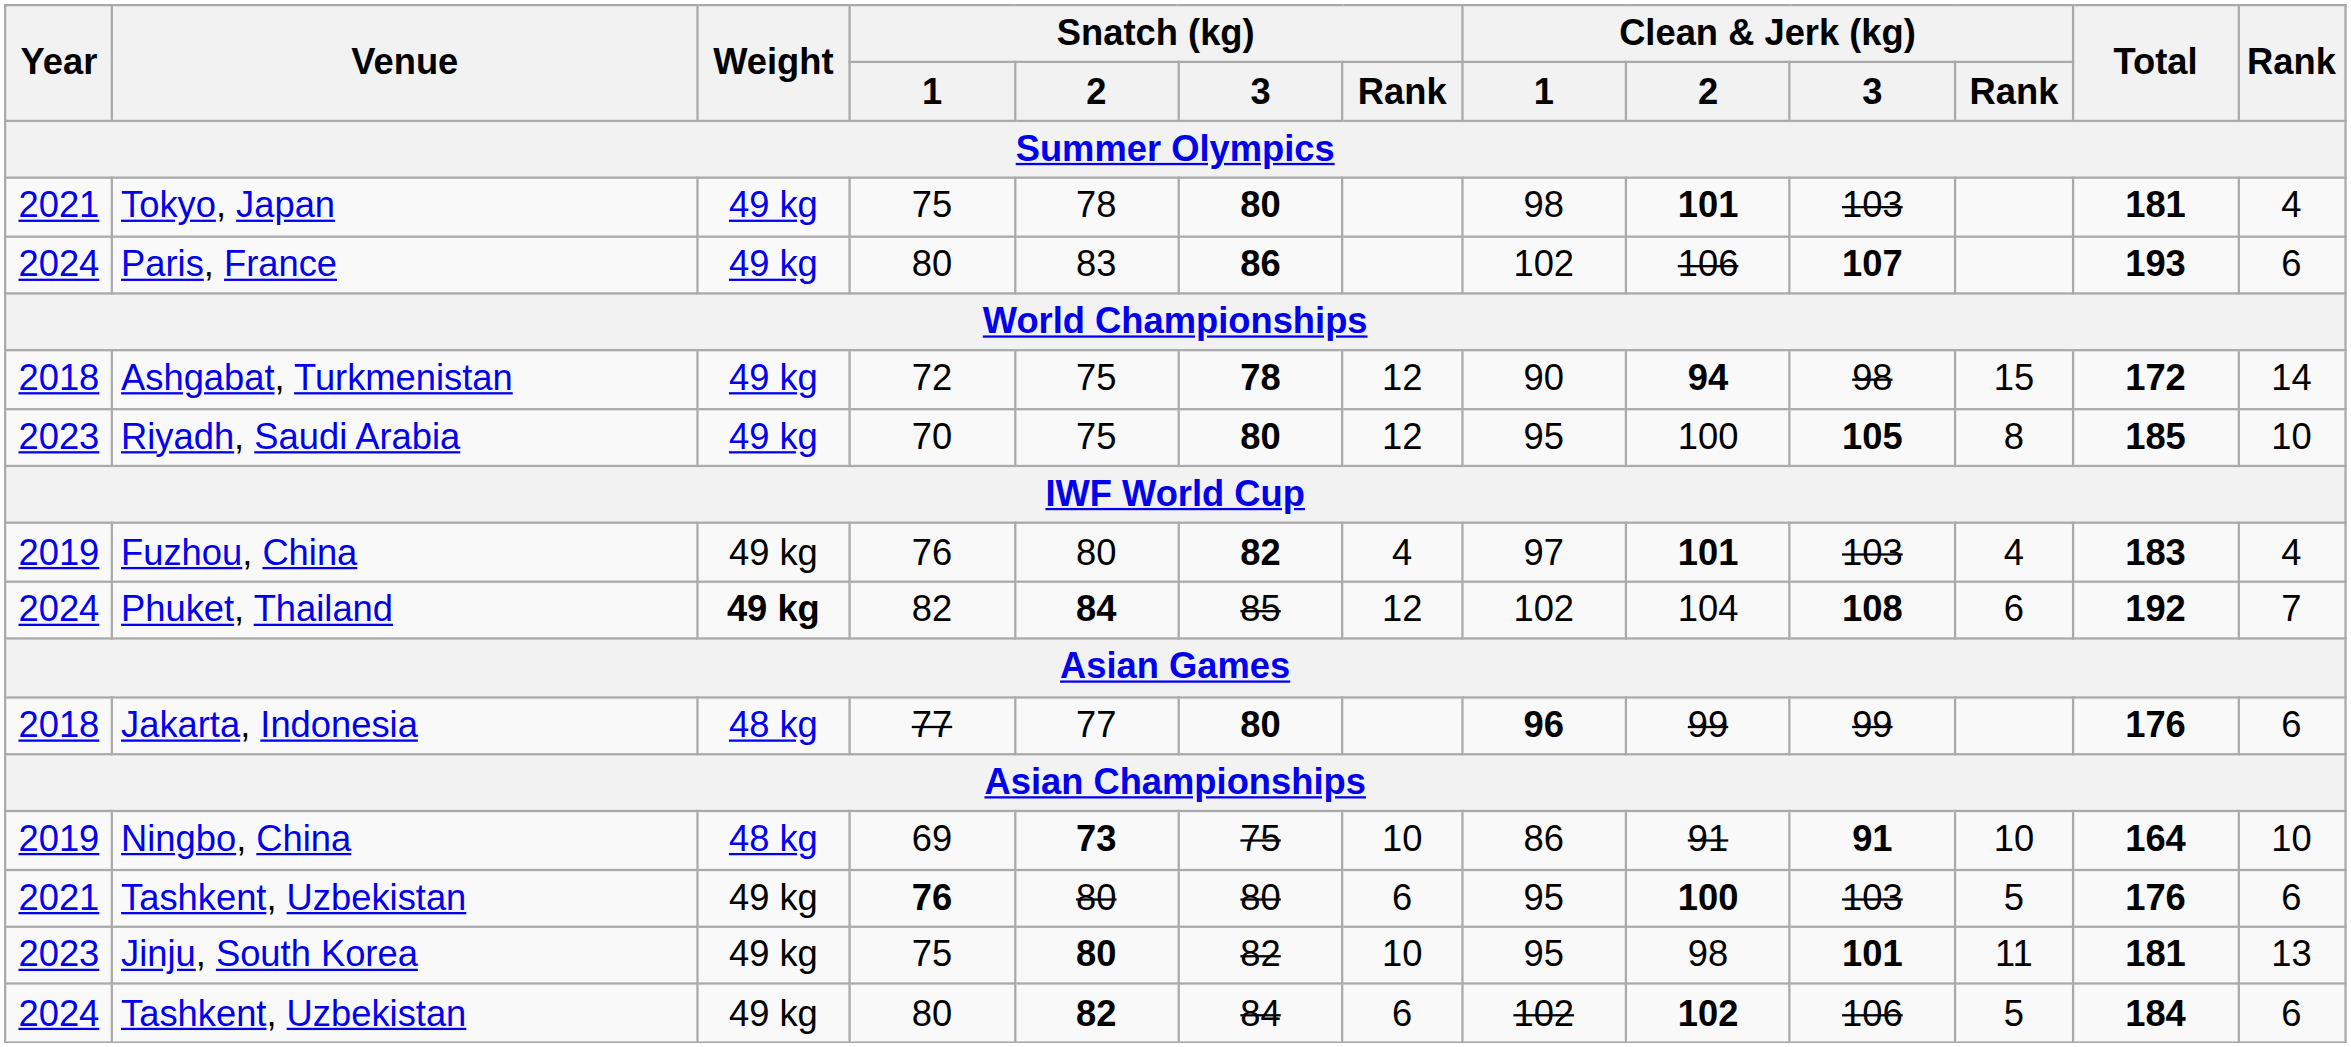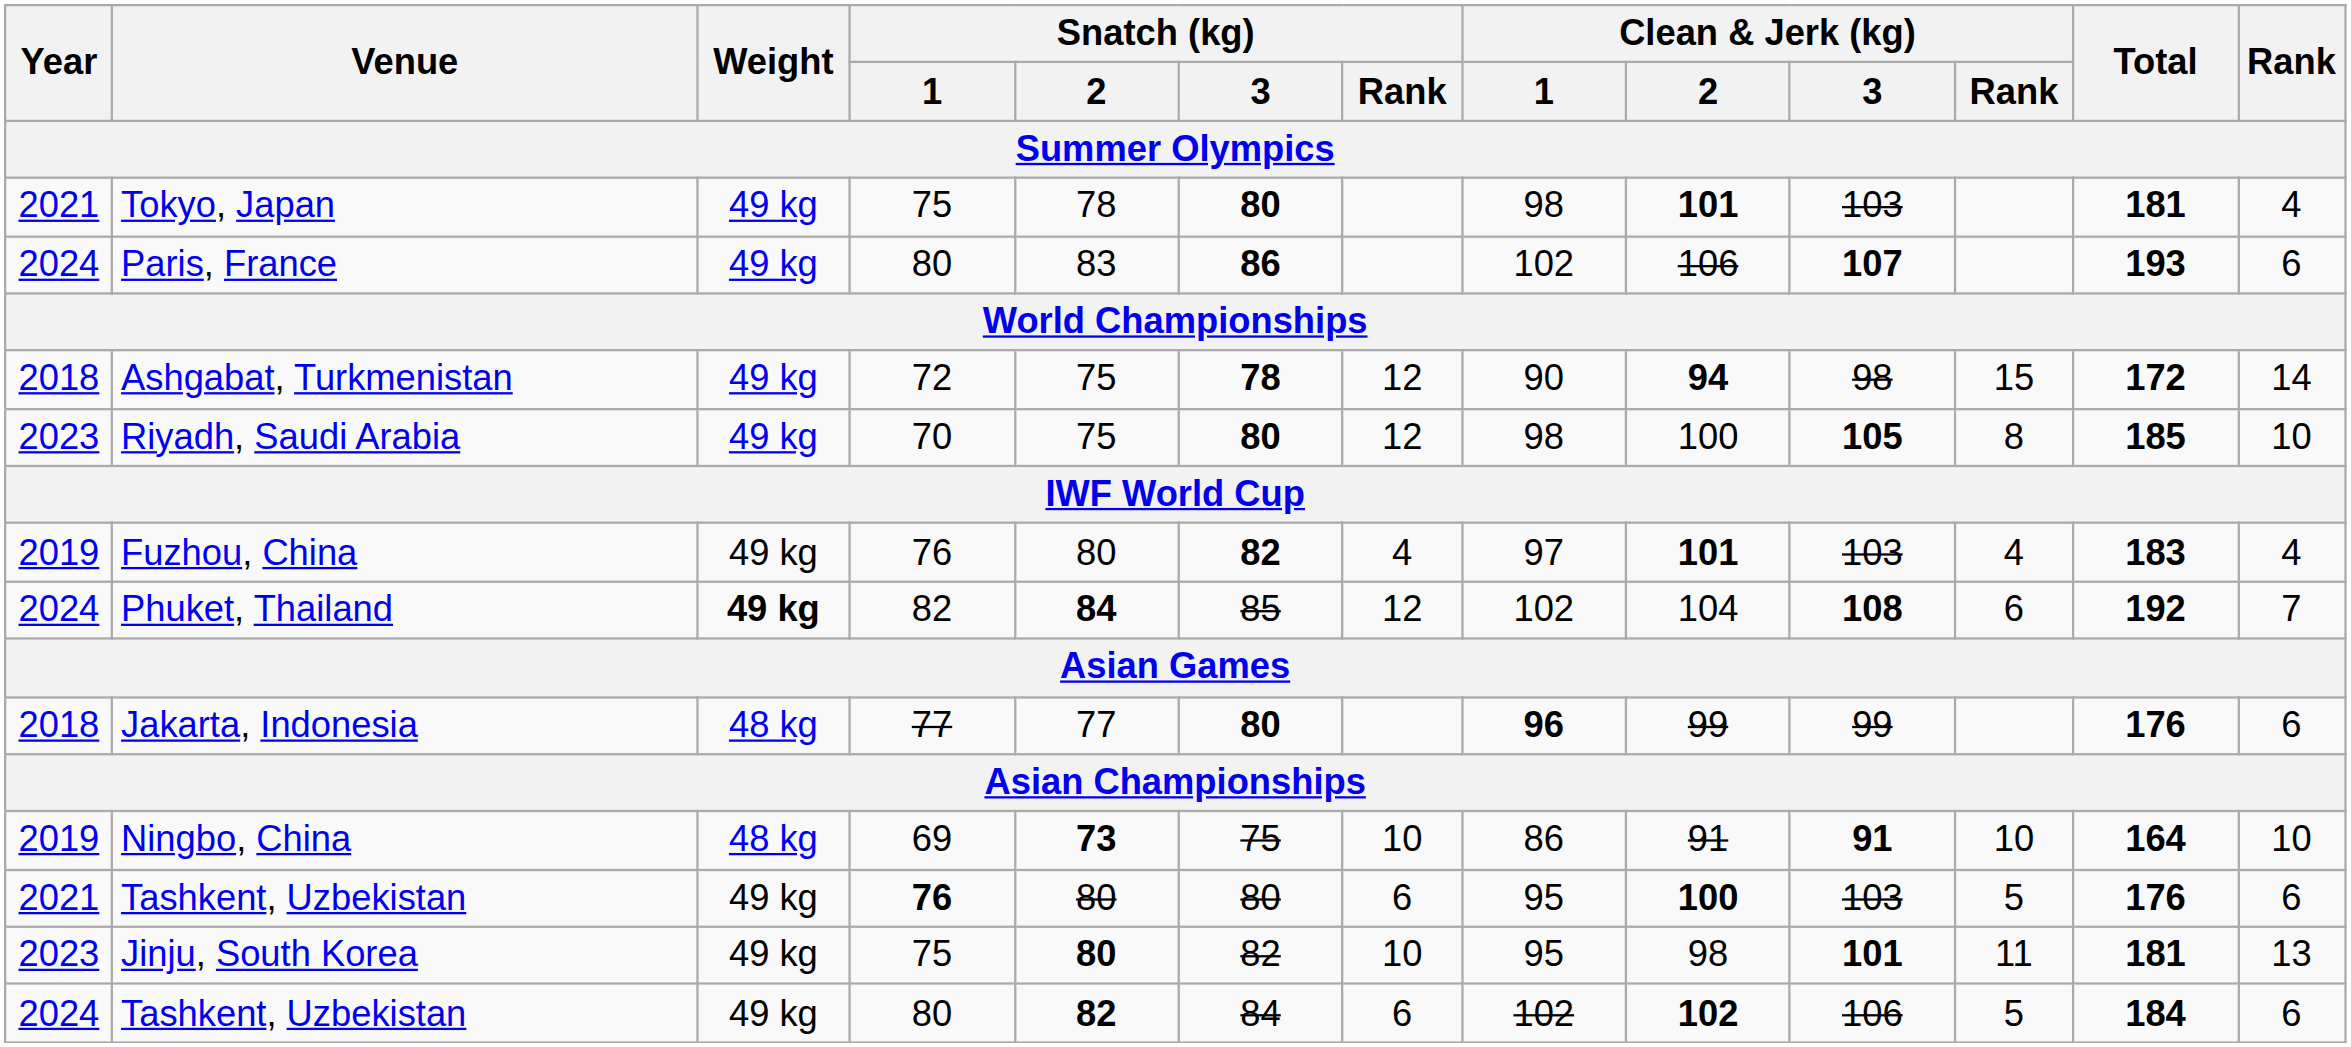(1544, 436) 95 -> (1544, 436) 98
